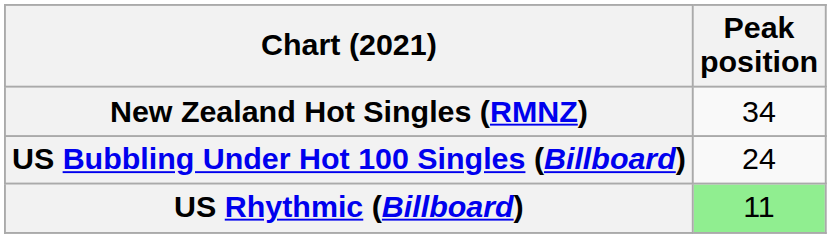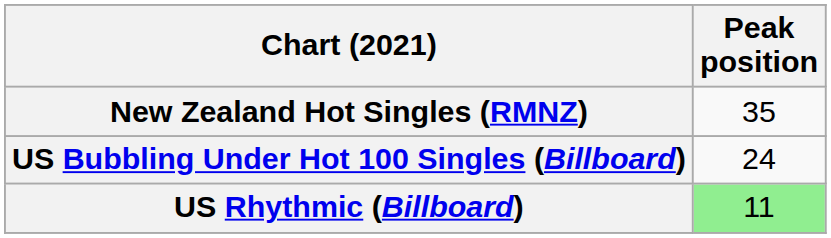(759, 111) 34 -> (759, 111) 35
